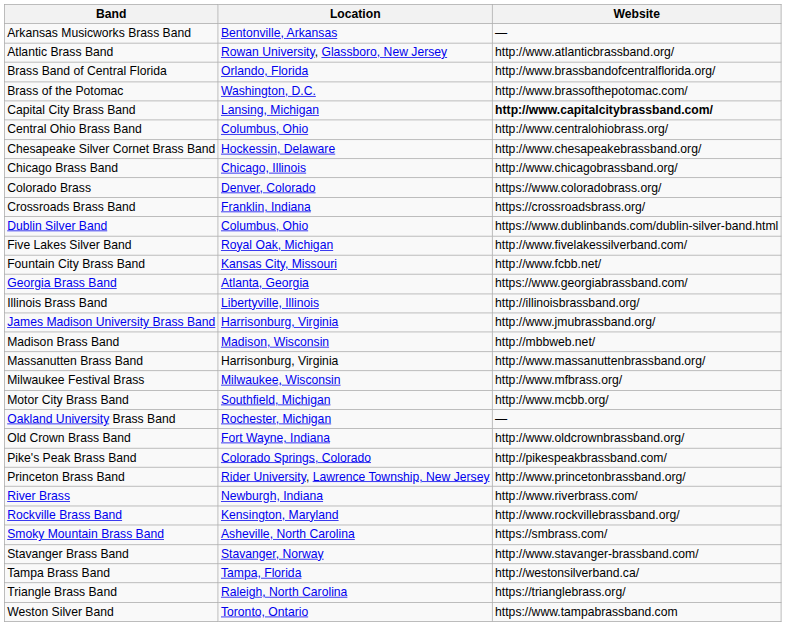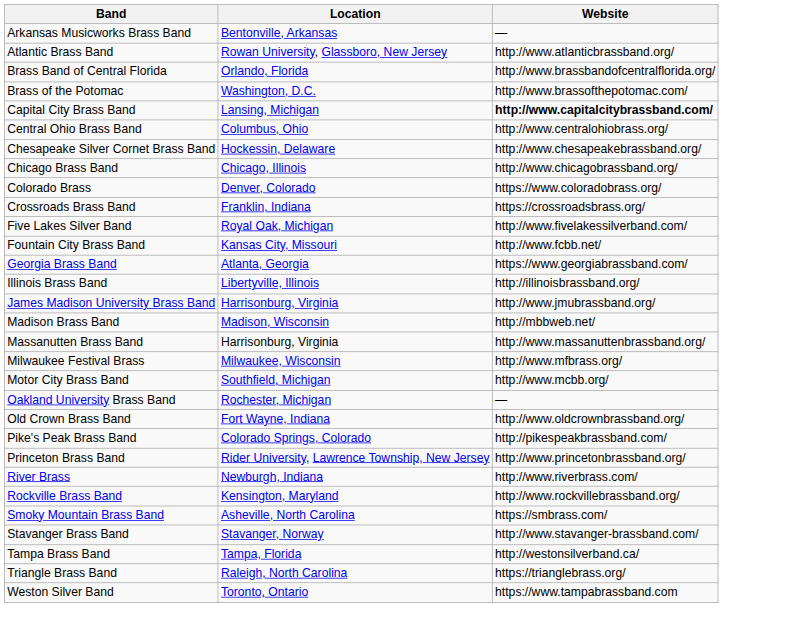- row: (57, 226)
